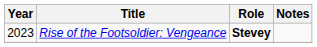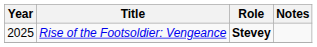(20, 33) 2023 -> (20, 33) 2025
